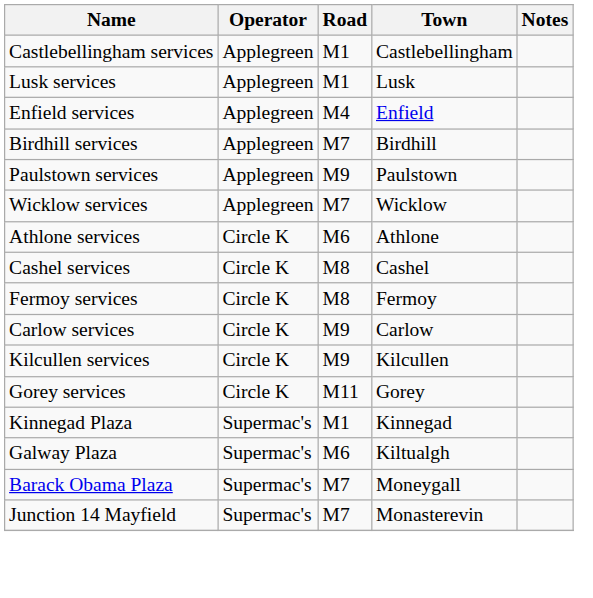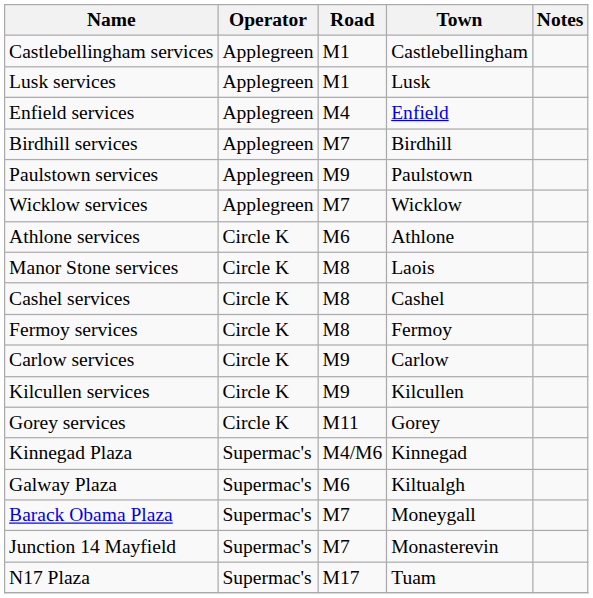+ row: (94, 267)
(336, 422) M1 -> (352, 453) M4/M6
+ row: (49, 577)
